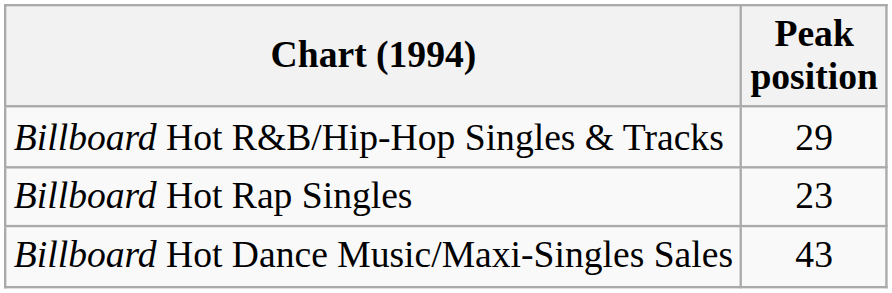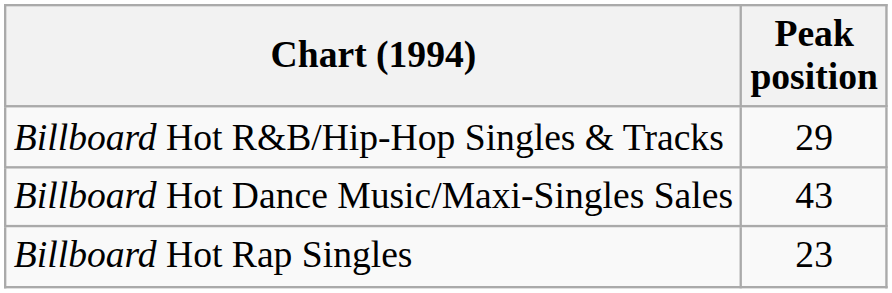rows swapped: (213, 195) <-> (373, 255)
